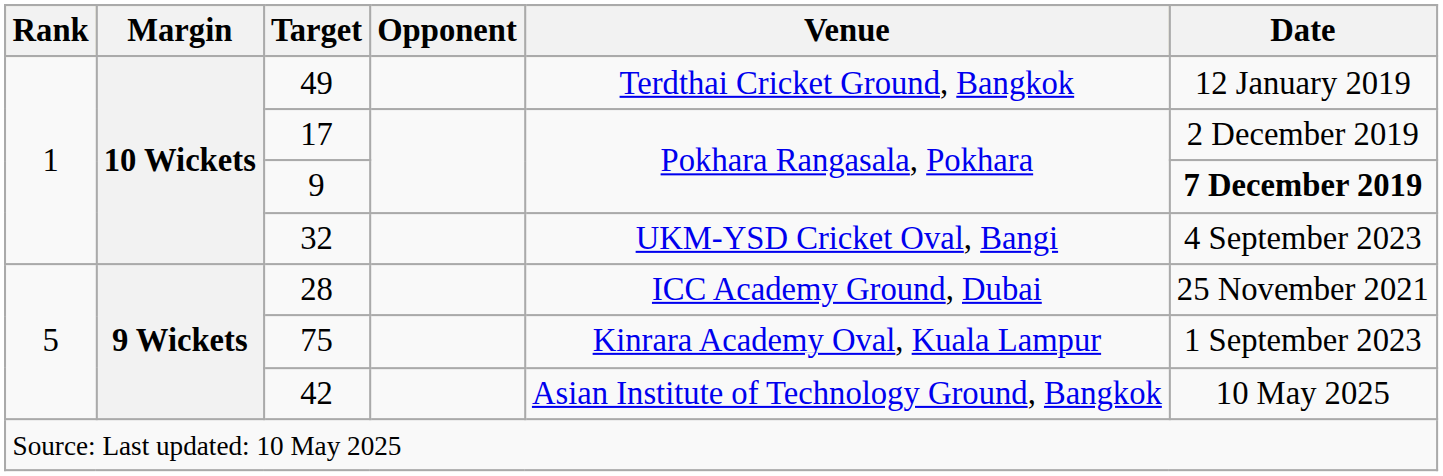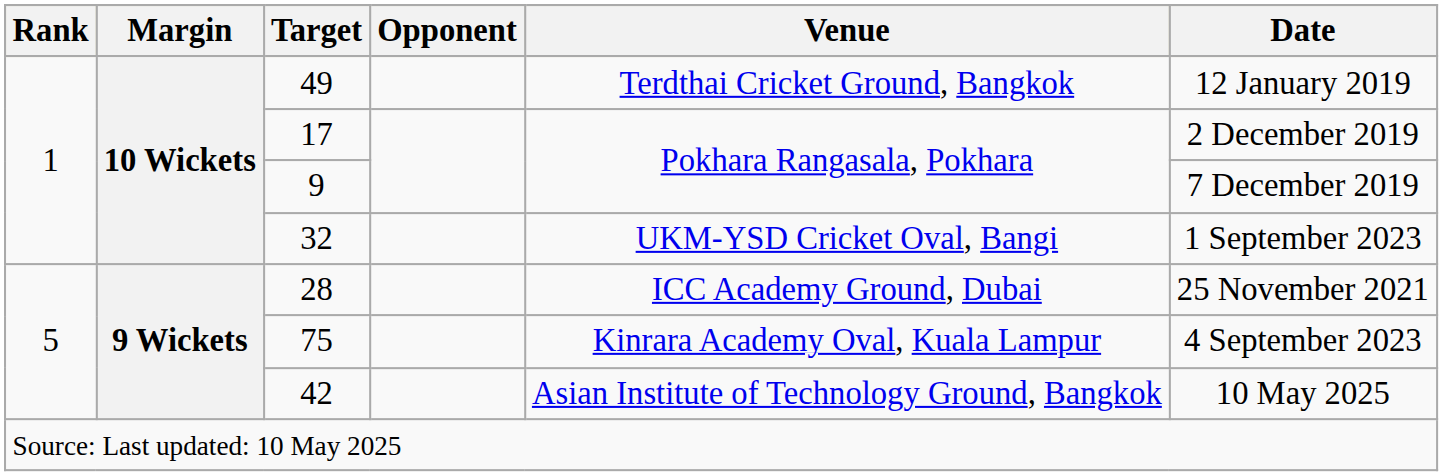(1303, 185) bold -> (1303, 185) normal
(1303, 237) 4 September 2023 -> (1303, 237) 1 September 2023
(1303, 340) 1 September 2023 -> (1303, 340) 4 September 2023
